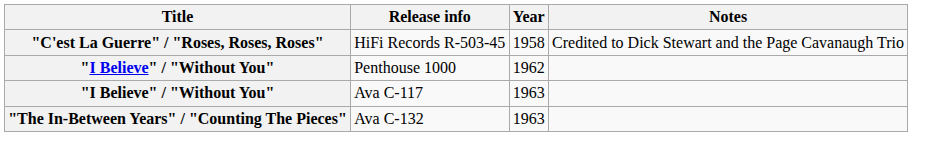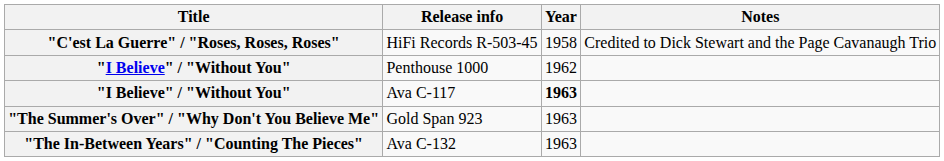(529, 93) normal -> (561, 93) bold
+ row: (434, 118)
